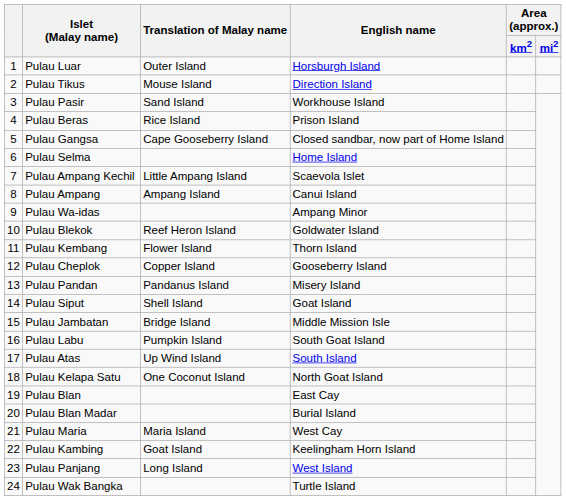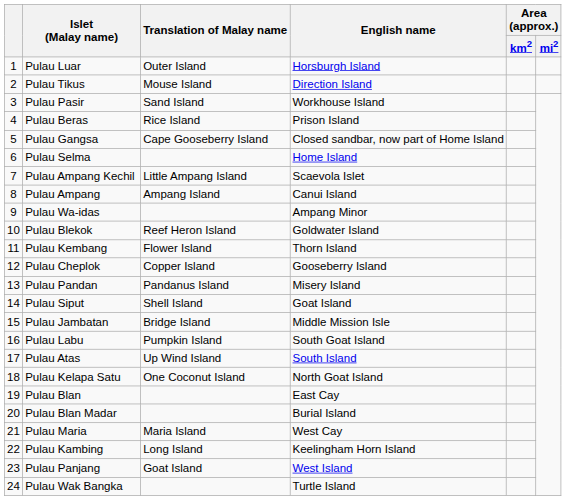(173, 449) Goat Island -> (173, 449) Long Island
(173, 468) Long Island -> (173, 468) Goat Island
